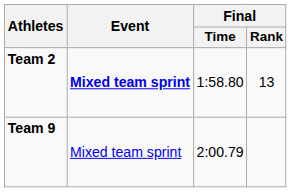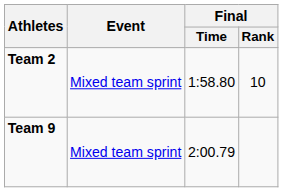(130, 83) bold -> (126, 83) normal
(266, 83) 13 -> (258, 83) 10
